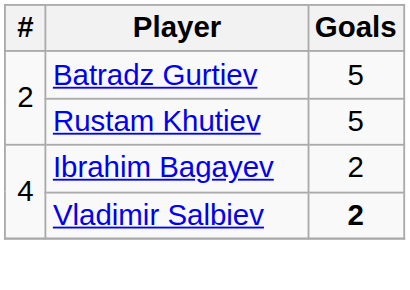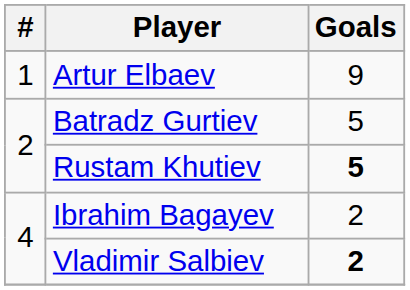+ row: (134, 74)
(356, 121) normal -> (356, 167) bold
